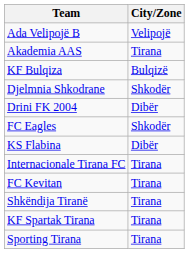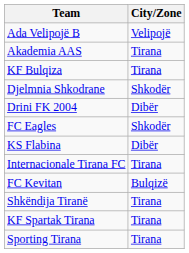(149, 70) Bulqizë -> (146, 70) Tirana
(146, 182) Tirana -> (149, 182) Bulqizë
